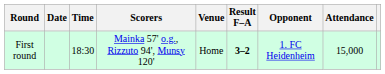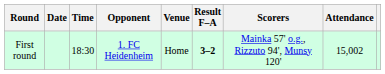columns swapped: (291, 17) <-> (146, 17)
(350, 50) 15,000 -> (350, 50) 15,002
